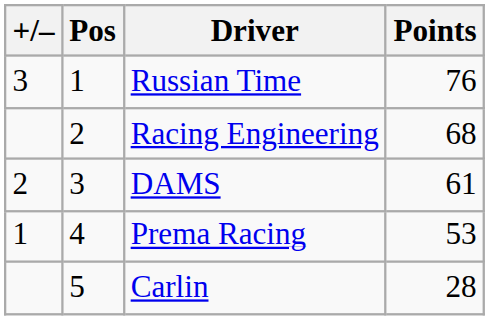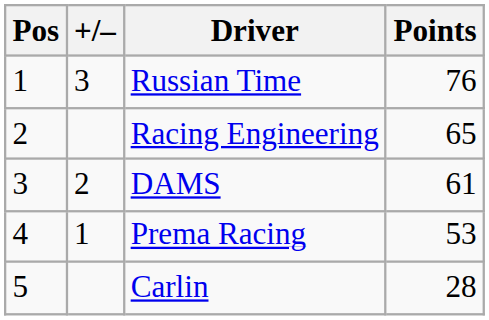columns swapped: (34, 29) <-> (93, 29)
(461, 132) 68 -> (461, 132) 65
